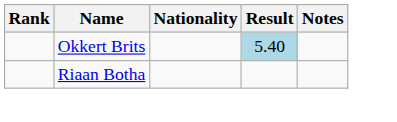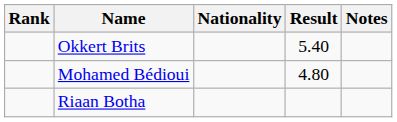(270, 46) lightblue background -> (314, 46) no background
+ row: (124, 74)
